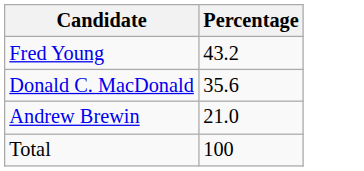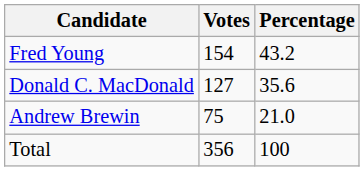+ column: (227, 20)
